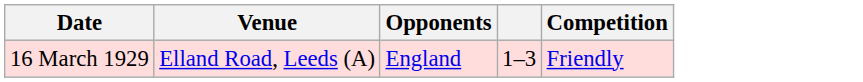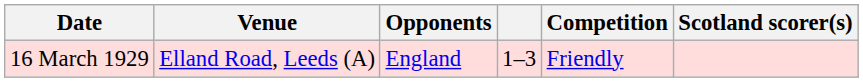+ column: (765, 22)
